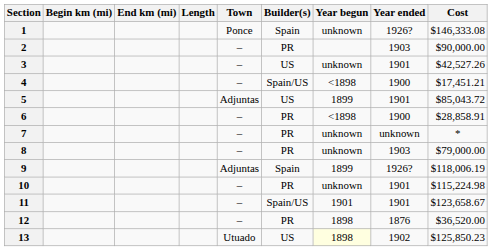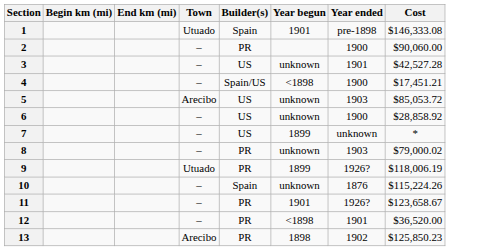- column: (198, 13)
(239, 30) Ponce -> (199, 30) Utuado
(342, 30) unknown -> (299, 30) 1901
(399, 30) 1926? -> (357, 30) pre-1898
(399, 47) 1903 -> (357, 47) 1900
(460, 47) $90,000.00 -> (418, 47) $90,060.00
(460, 64) $42,527.26 -> (418, 64) $42,527.28
(239, 99) Adjuntas -> (199, 99) Arecibo
(342, 99) 1899 -> (299, 99) unknown
(399, 99) 1901 -> (357, 99) 1903
(460, 99) $85,043.72 -> (418, 99) $85,053.72
(287, 116) PR -> (245, 116) US
(342, 116) <1898 -> (299, 116) unknown
(460, 116) $28,858.91 -> (418, 116) $28,858.92
(287, 133) PR -> (245, 133) US
(342, 133) unknown -> (299, 133) 1899
(460, 151) $79,000.00 -> (418, 151) $79,000.02
(239, 168) Adjuntas -> (199, 168) Utuado
(287, 168) Spain -> (245, 168) PR
(287, 185) PR -> (245, 185) Spain
(399, 185) 1901 -> (357, 185) 1876
(458, 185) $115,224.98 -> (415, 185) $115,224.26
(287, 202) Spain/US -> (245, 202) PR
(399, 202) 1901 -> (357, 202) 1926?
(342, 220) 1898 -> (299, 220) <1898
(399, 220) 1876 -> (357, 220) 1901
(239, 237) Utuado -> (199, 237) Arecibo
(287, 237) US -> (245, 237) PR
(342, 237) lightyellow background -> (299, 237) no background
